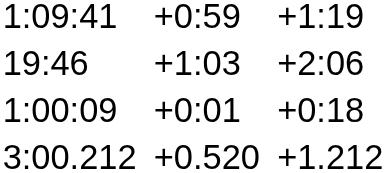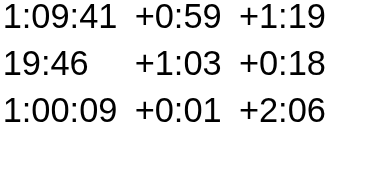(321, 63) +2:06 -> (282, 63) +0:18
(321, 110) +0:18 -> (282, 110) +2:06
- row: (70, 158)
